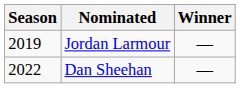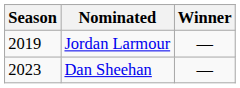(25, 69) 2022 -> (25, 69) 2023
